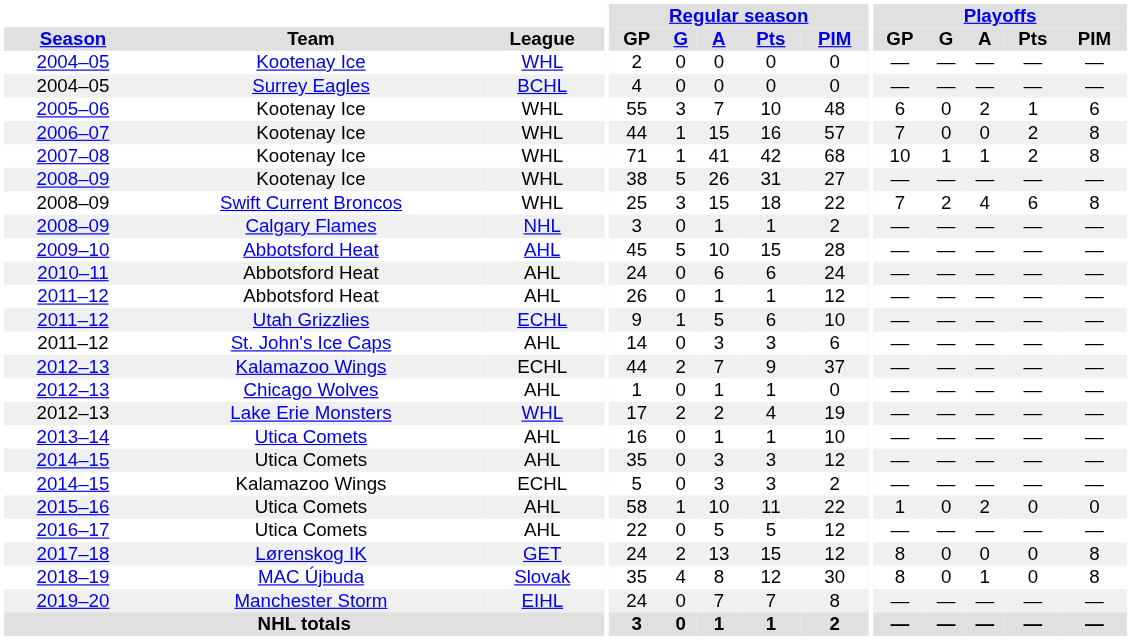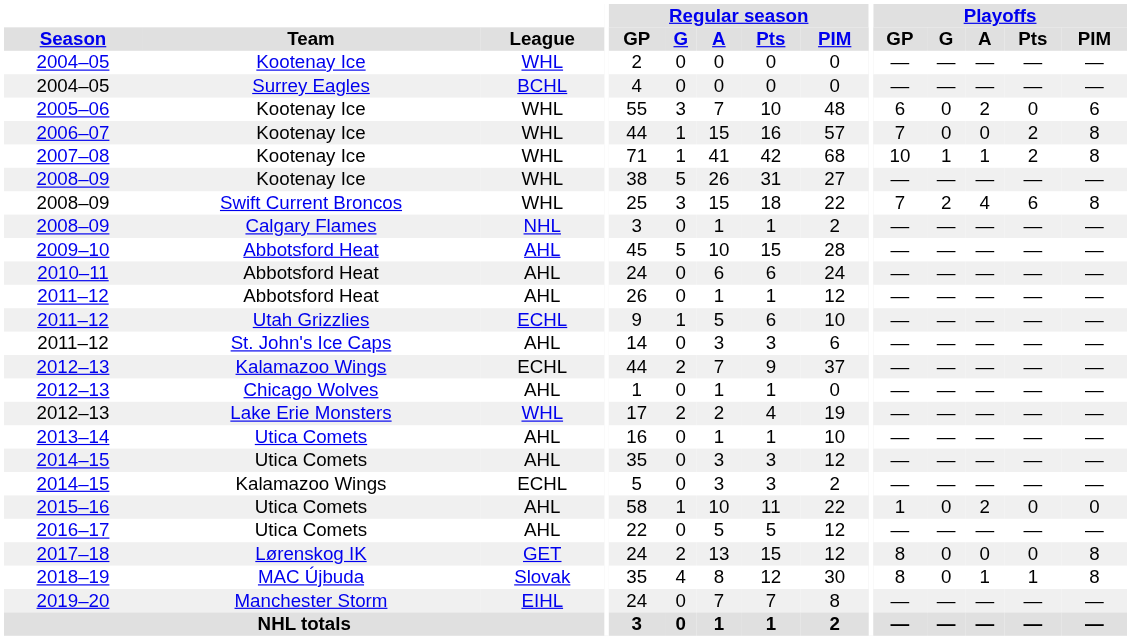(1033, 109) 1 -> (1033, 109) 0
(1033, 577) 0 -> (1033, 577) 1
